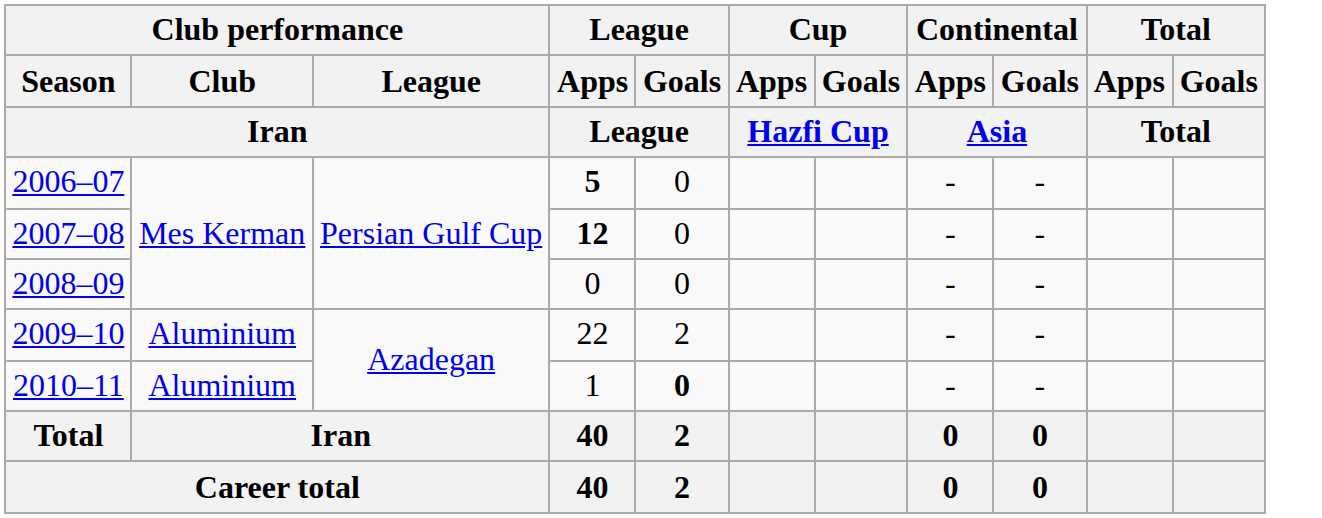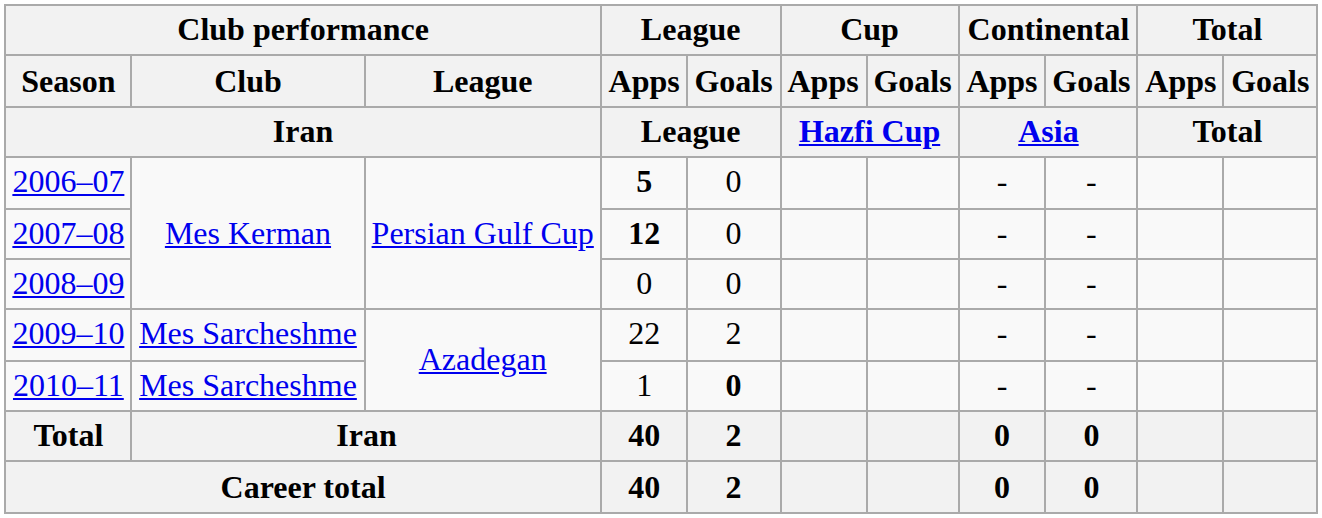(222, 334) Aluminium -> (248, 334) Mes Sarcheshme
(222, 385) Aluminium -> (248, 385) Mes Sarcheshme
